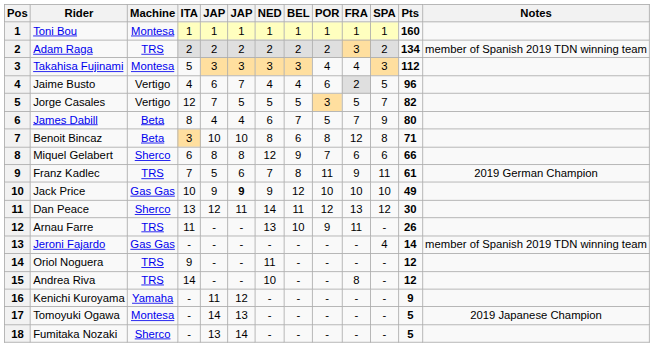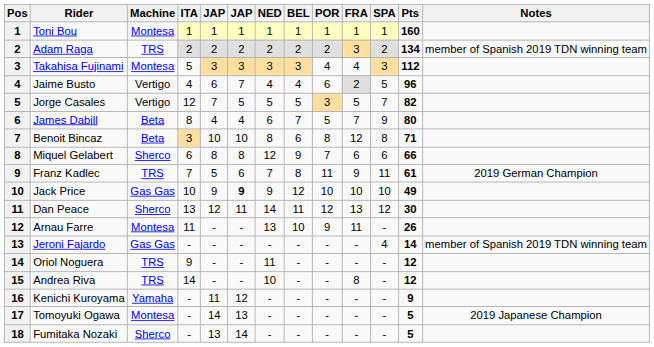(153, 226) TRS -> (153, 226) Montesa
